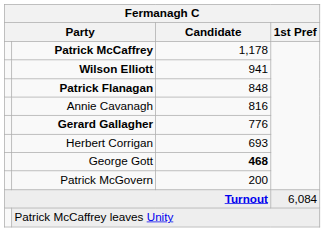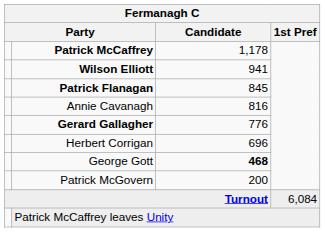(258, 87) 848 -> (258, 87) 845
(258, 143) 693 -> (258, 143) 696
